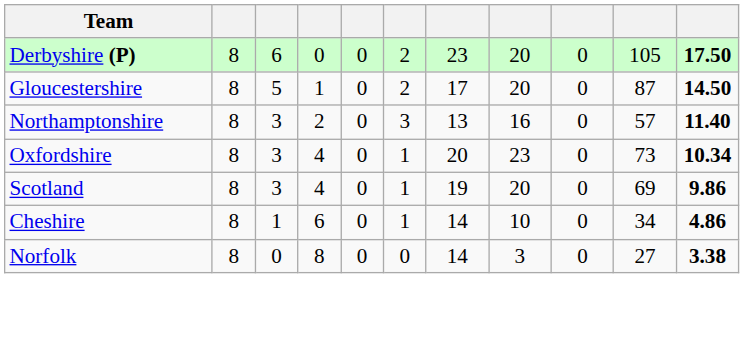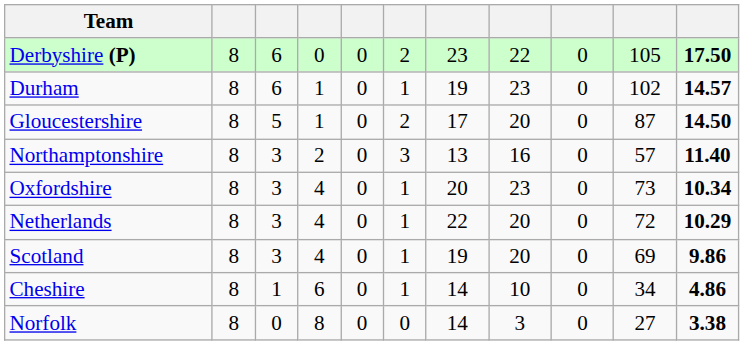(520, 54) 20 -> (520, 54) 22
+ row: (44, 88)
+ row: (61, 222)
